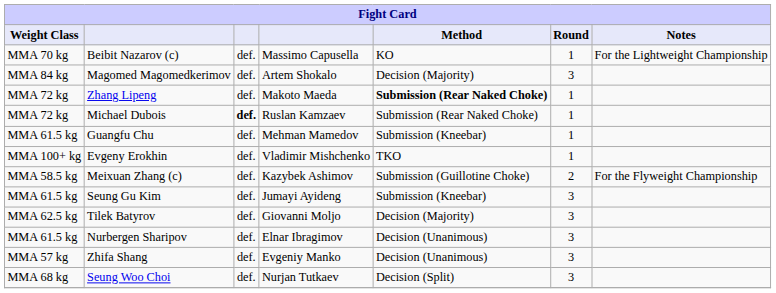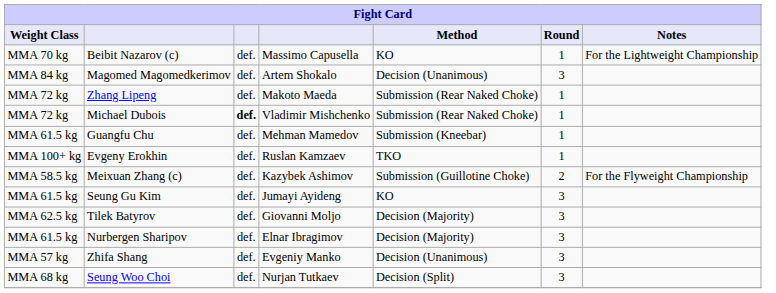(425, 75) Decision (Majority) -> (432, 75) Decision (Unanimous)
(462, 95) bold -> (457, 95) normal
(304, 115) Ruslan Kamzaev -> (316, 115) Vladimir Mishchenko
(316, 156) Vladimir Mishchenko -> (304, 156) Ruslan Kamzaev
(431, 196) Submission (Kneebar) -> (385, 196) KO
(432, 237) Decision (Unanimous) -> (425, 237) Decision (Majority)
